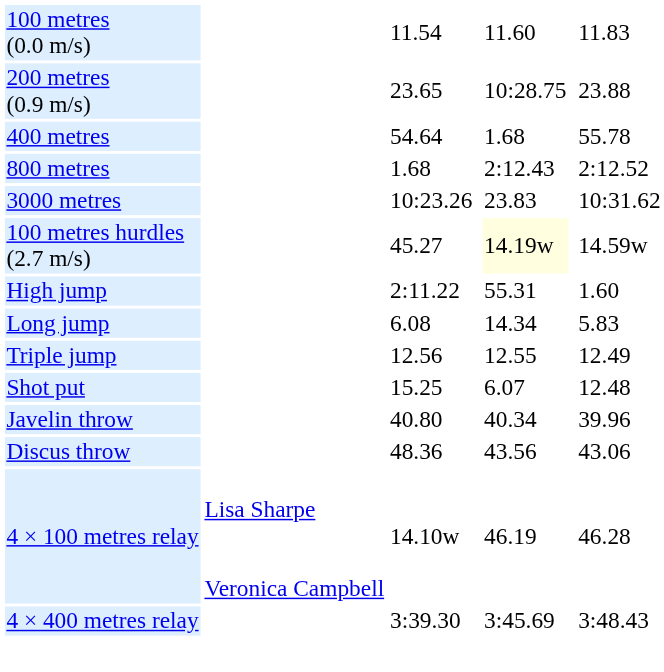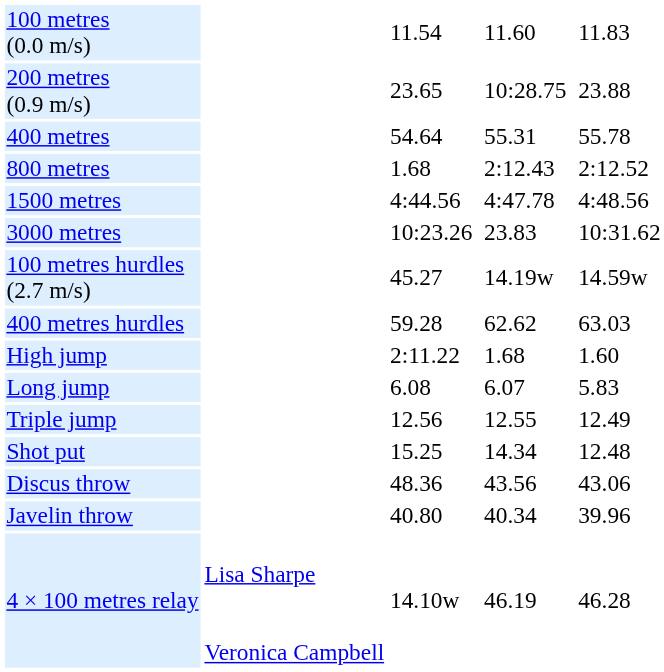(505, 136) 1.68 -> (510, 136) 55.31
+ row: (64, 200)
(519, 245) lightyellow background -> (519, 277) no background
+ row: (95, 322)
(510, 290) 55.31 -> (505, 355) 1.68
(510, 322) 14.34 -> (505, 387) 6.07
(505, 387) 6.07 -> (510, 451) 14.34
rows swapped: (68, 451) <-> (70, 419)
- row: (102, 620)
